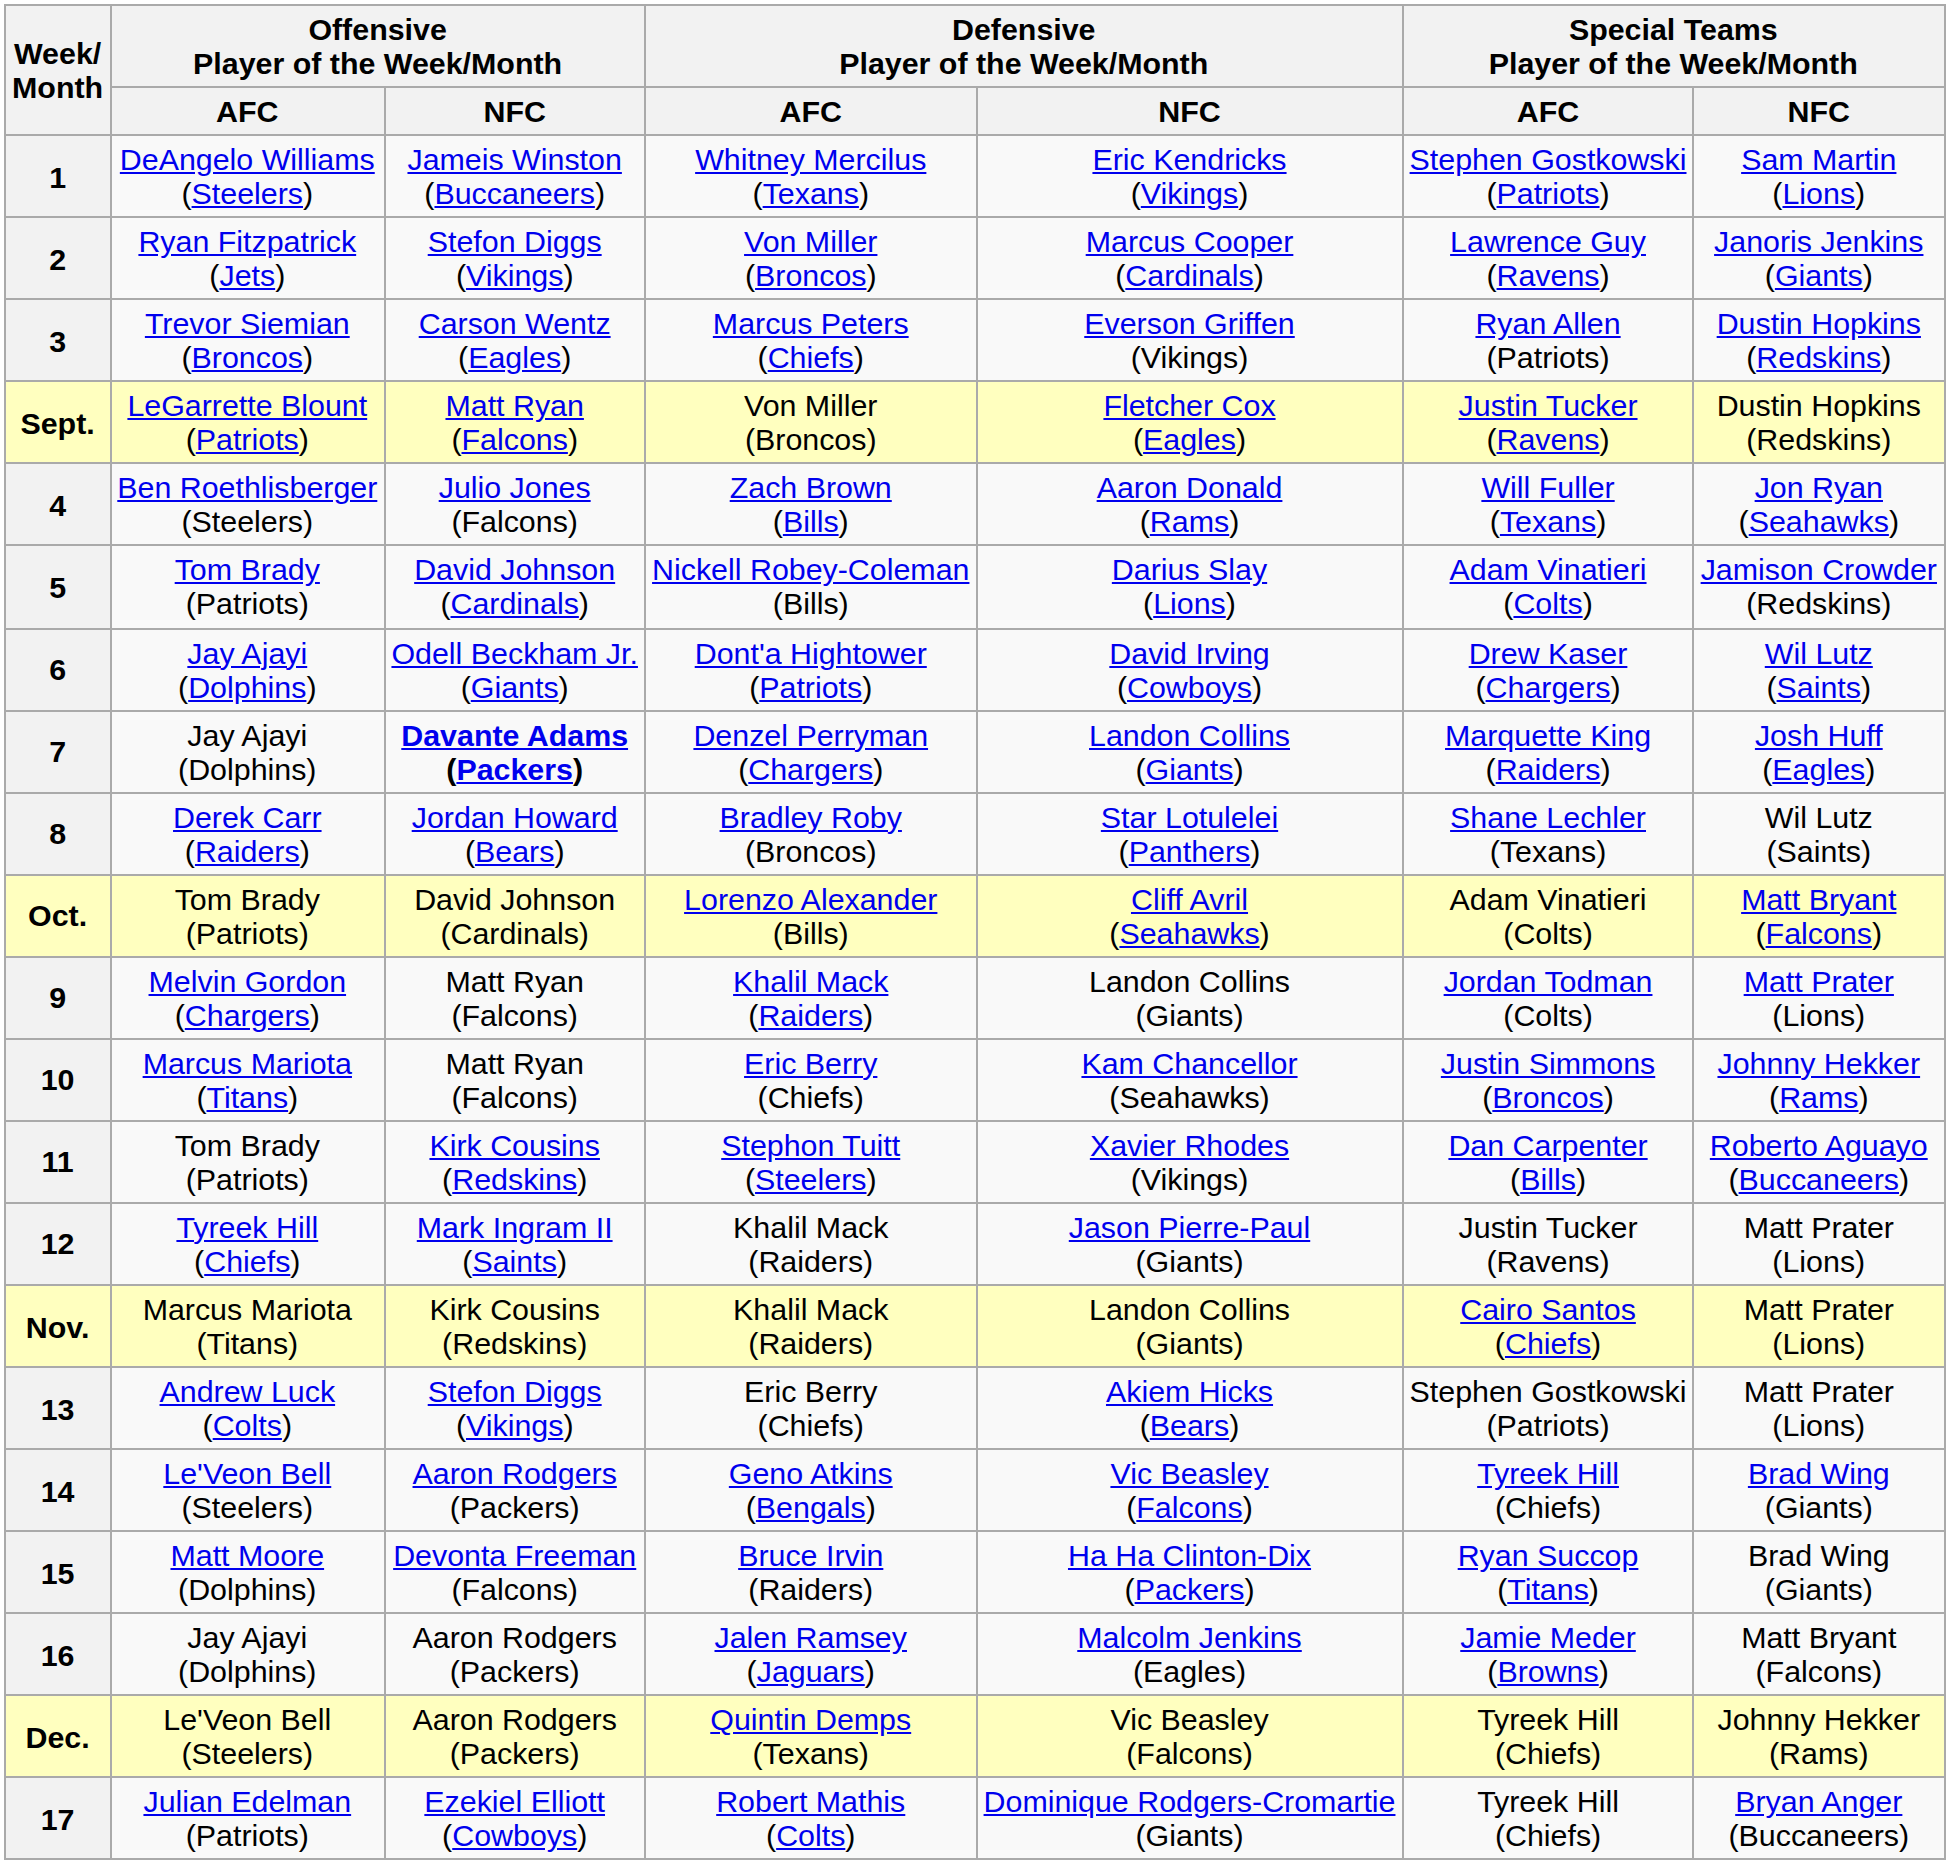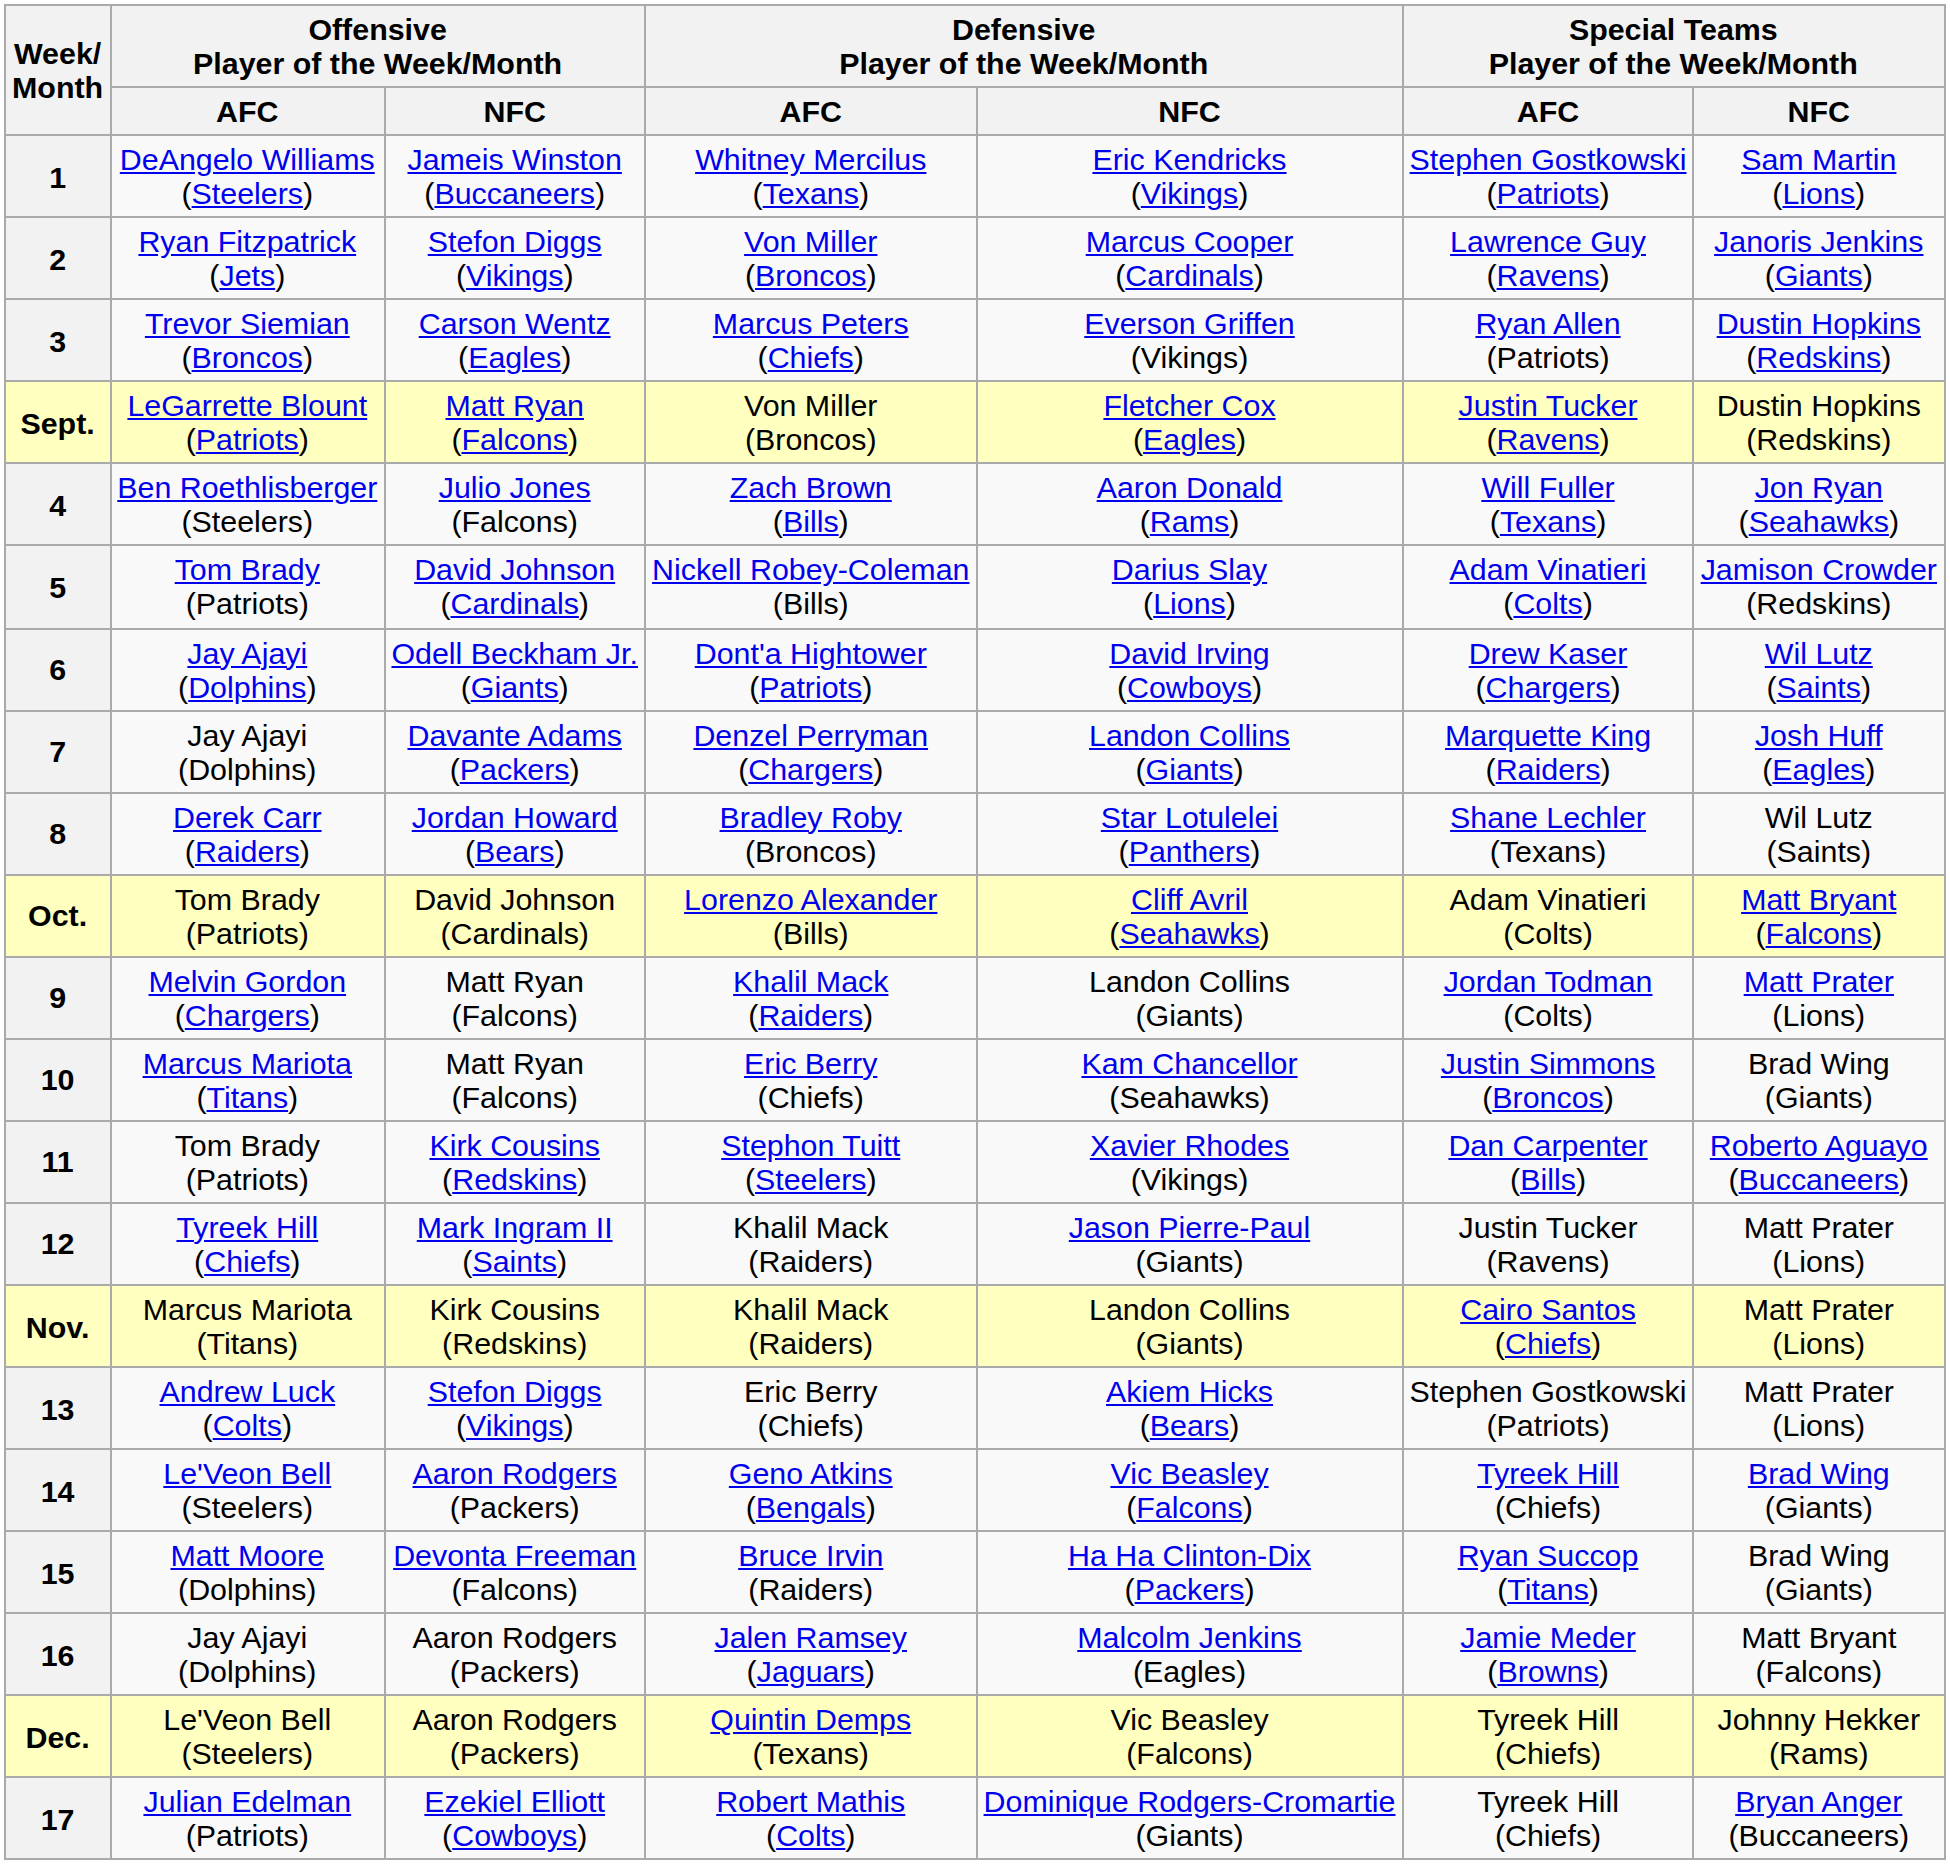(515, 751) bold -> (515, 751) normal
(1819, 1080) Johnny Hekker (Rams) -> (1819, 1080) Brad Wing (Giants)
